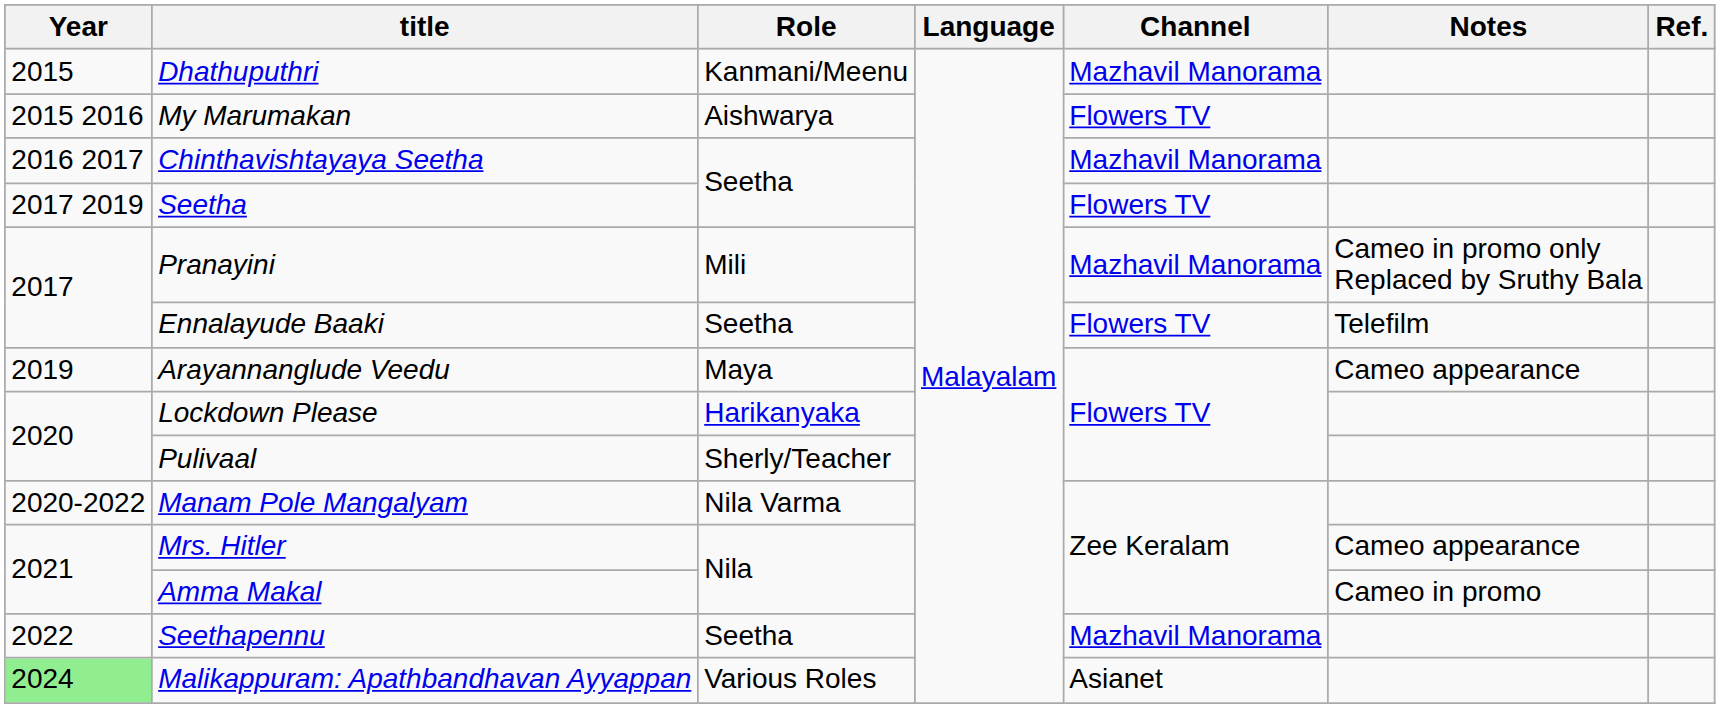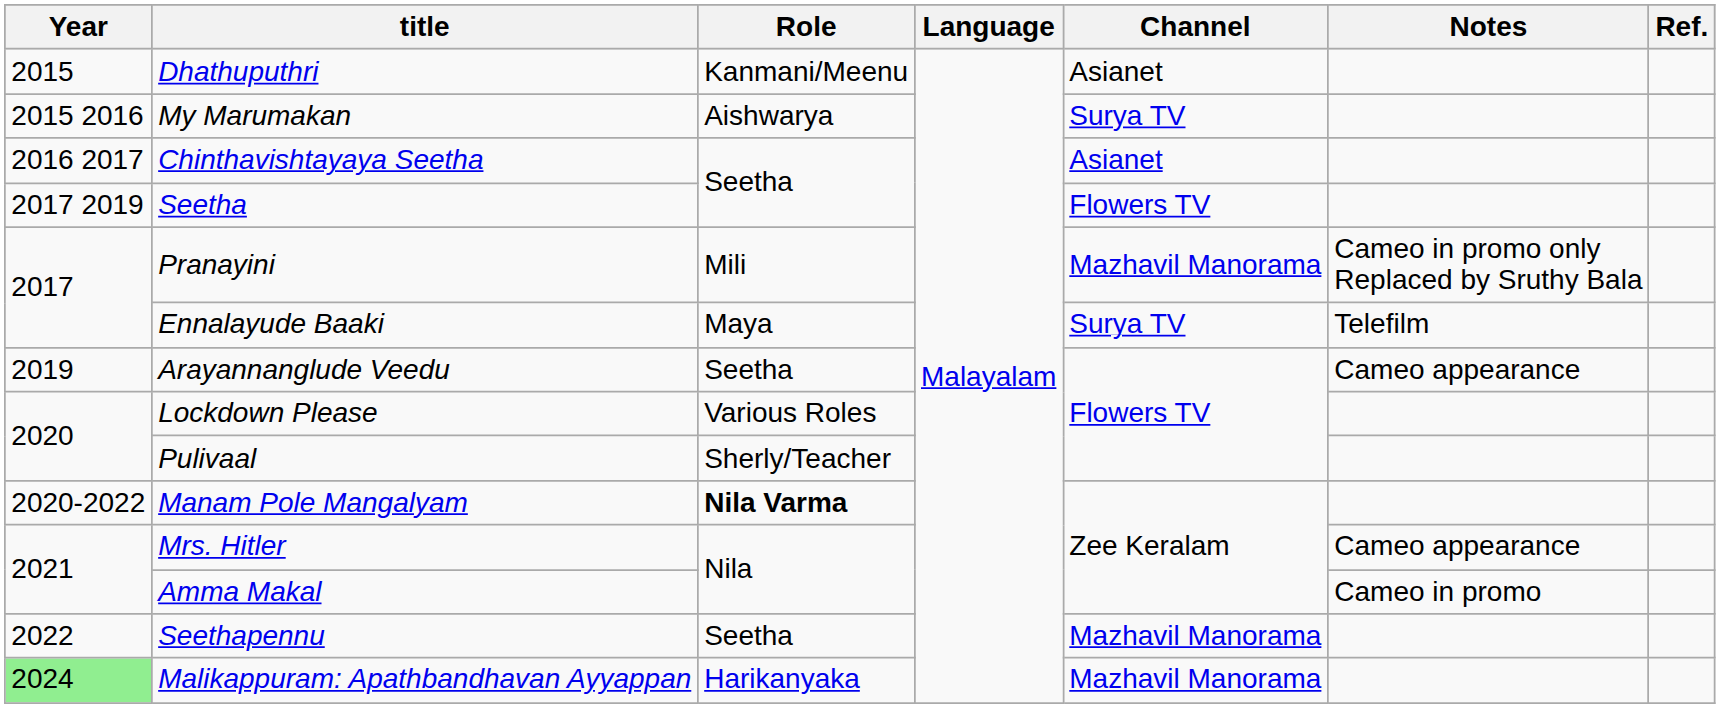(1195, 71) Mazhavil Manorama -> (1116, 71) Asianet
(1140, 115) Flowers TV -> (1127, 115) Surya TV
(1195, 159) Mazhavil Manorama -> (1116, 159) Asianet
(749, 324) Seetha -> (738, 324) Maya
(1140, 324) Flowers TV -> (1127, 324) Surya TV
(738, 369) Maya -> (749, 369) Seetha
(782, 413) Harikanyaka -> (790, 413) Various Roles
(772, 502) normal -> (776, 502) bold
(790, 679) Various Roles -> (782, 679) Harikanyaka
(1116, 679) Asianet -> (1195, 679) Mazhavil Manorama
